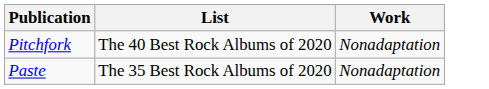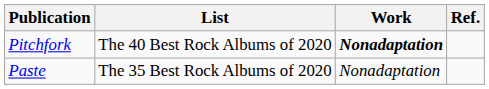+ column: (465, 17)
(390, 44) normal -> (391, 44) bold
